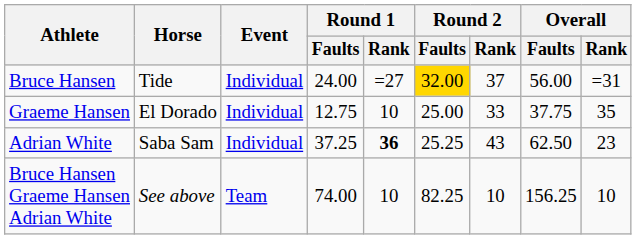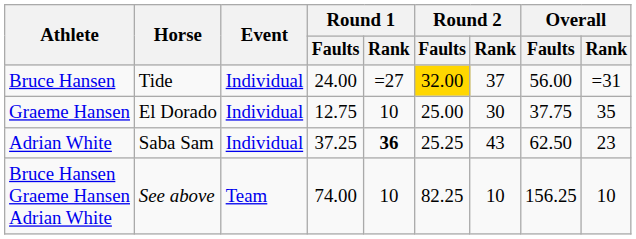(495, 112) 33 -> (495, 112) 30
